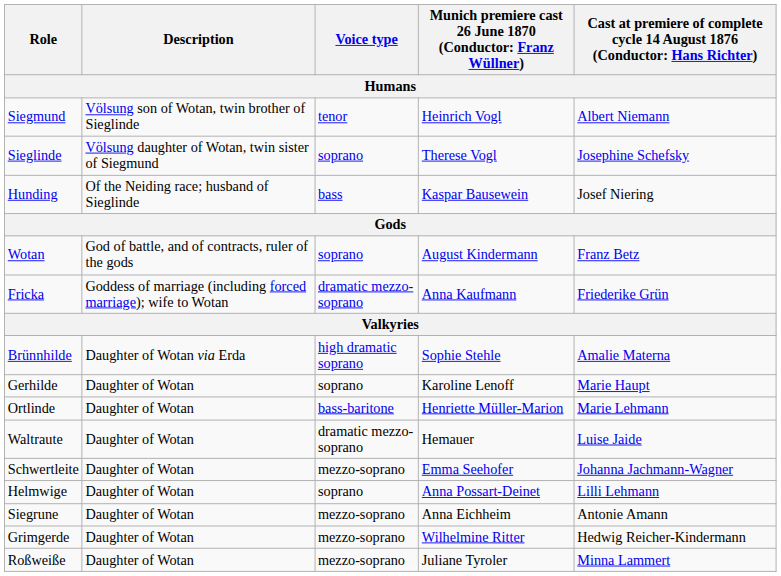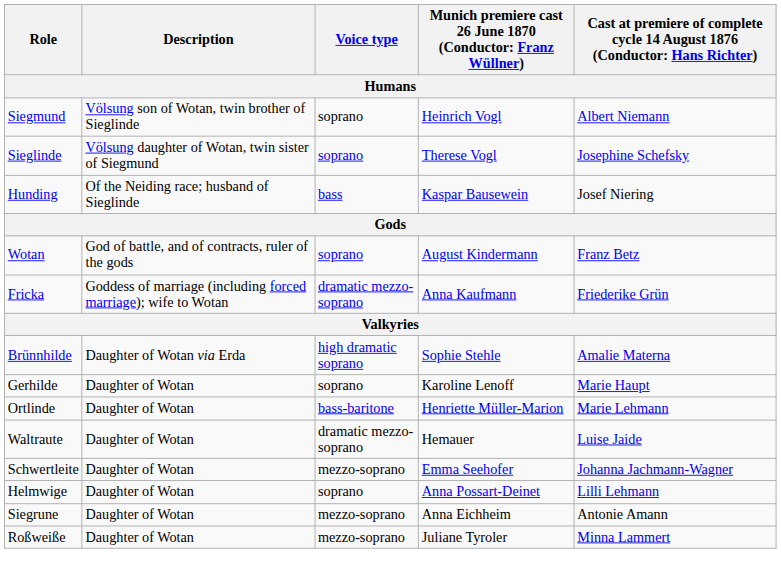(333, 117) tenor -> (341, 117) soprano
- row: (39, 537)
